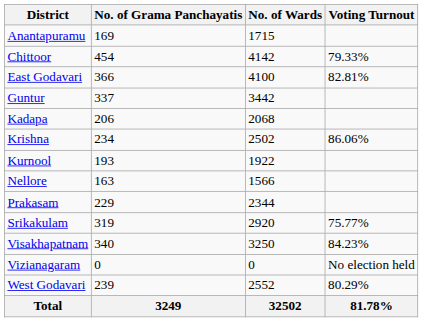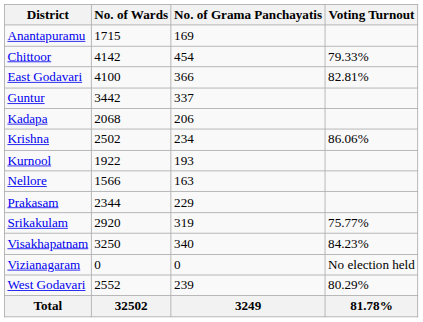columns swapped: (168, 14) <-> (285, 14)
